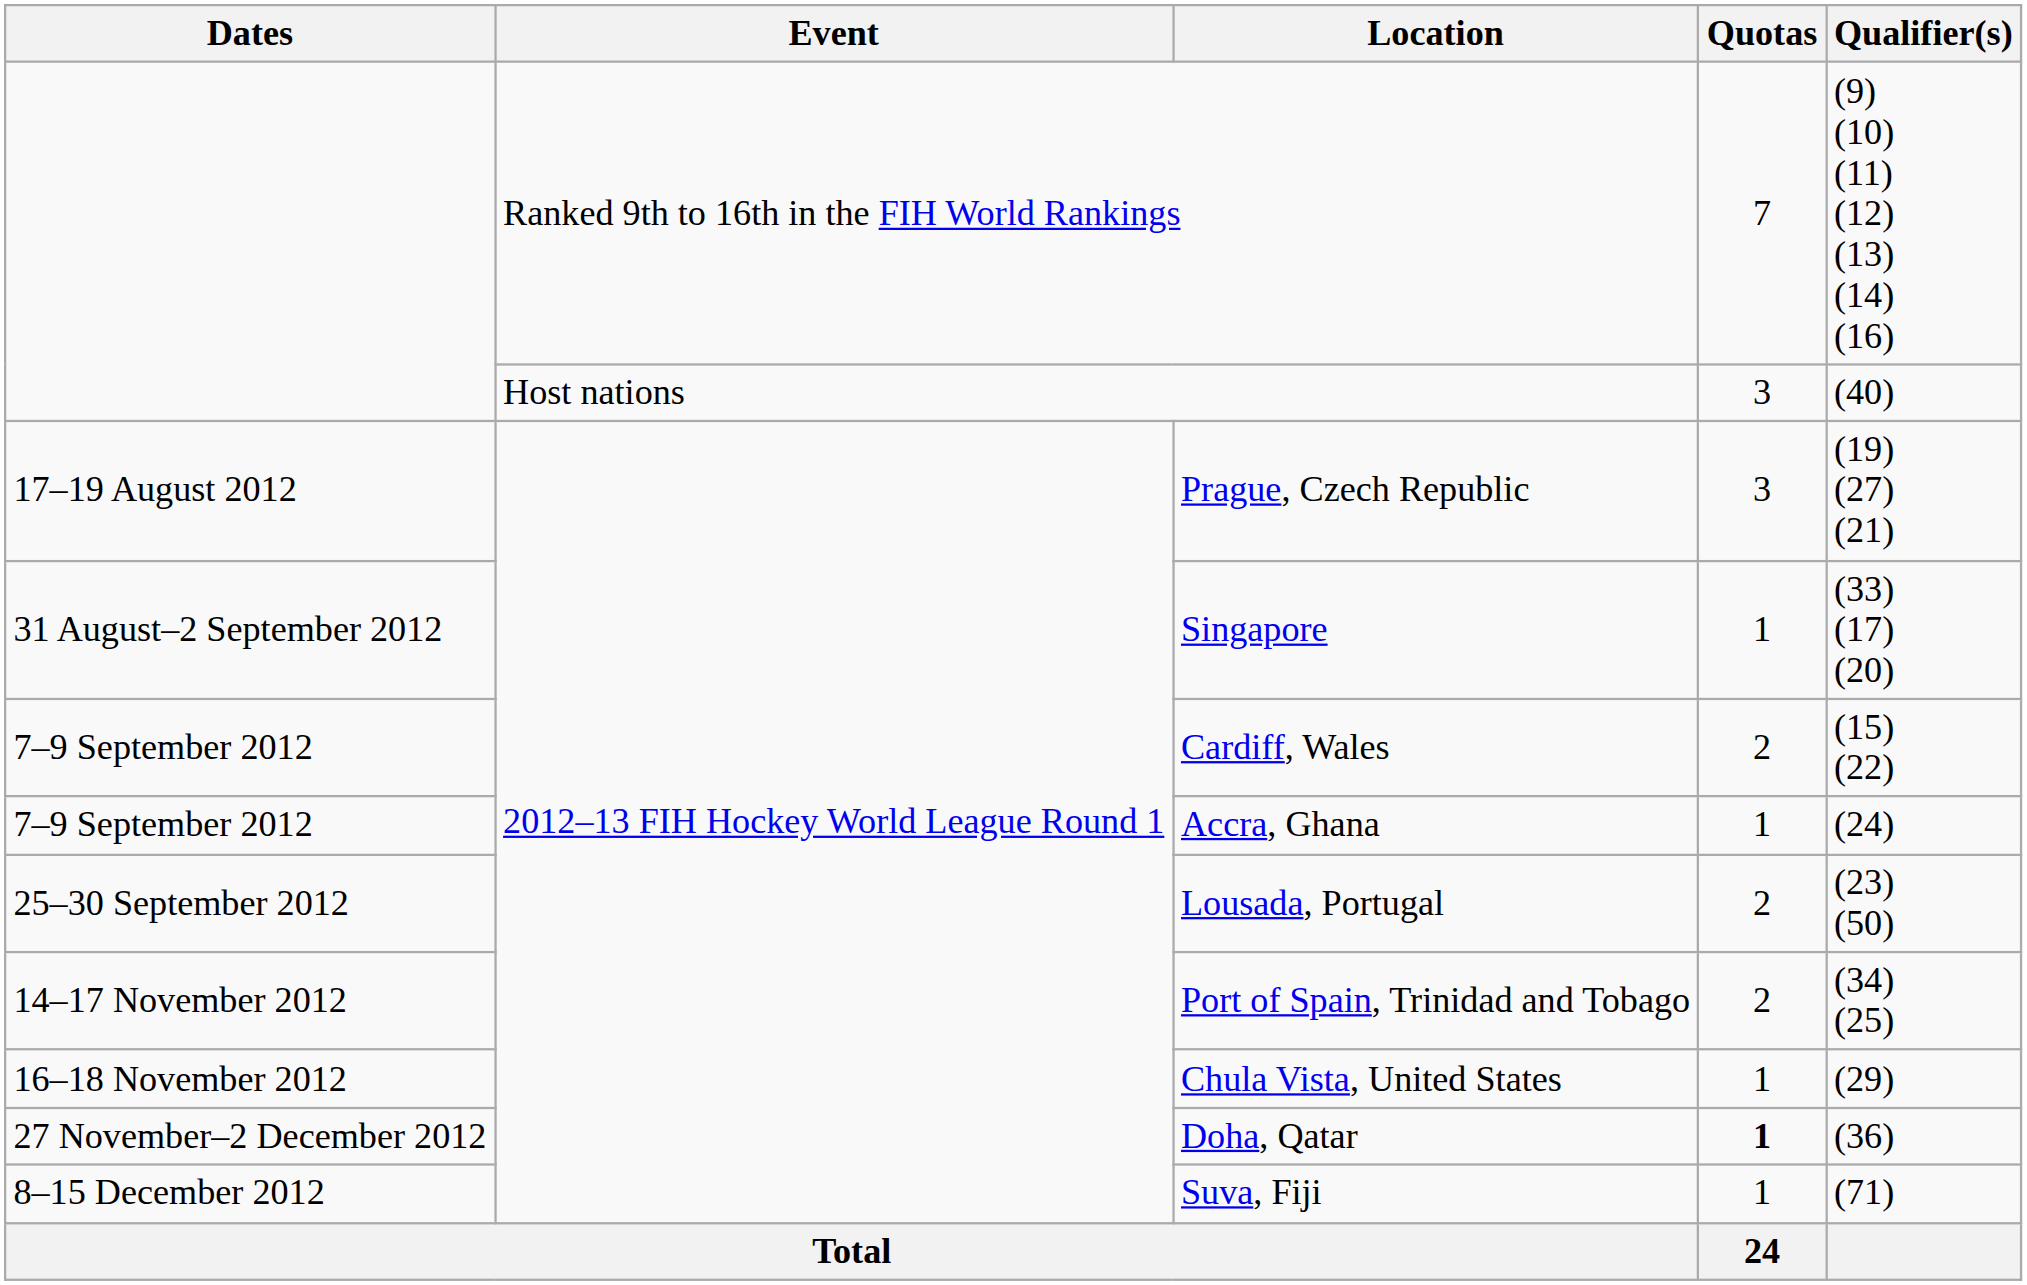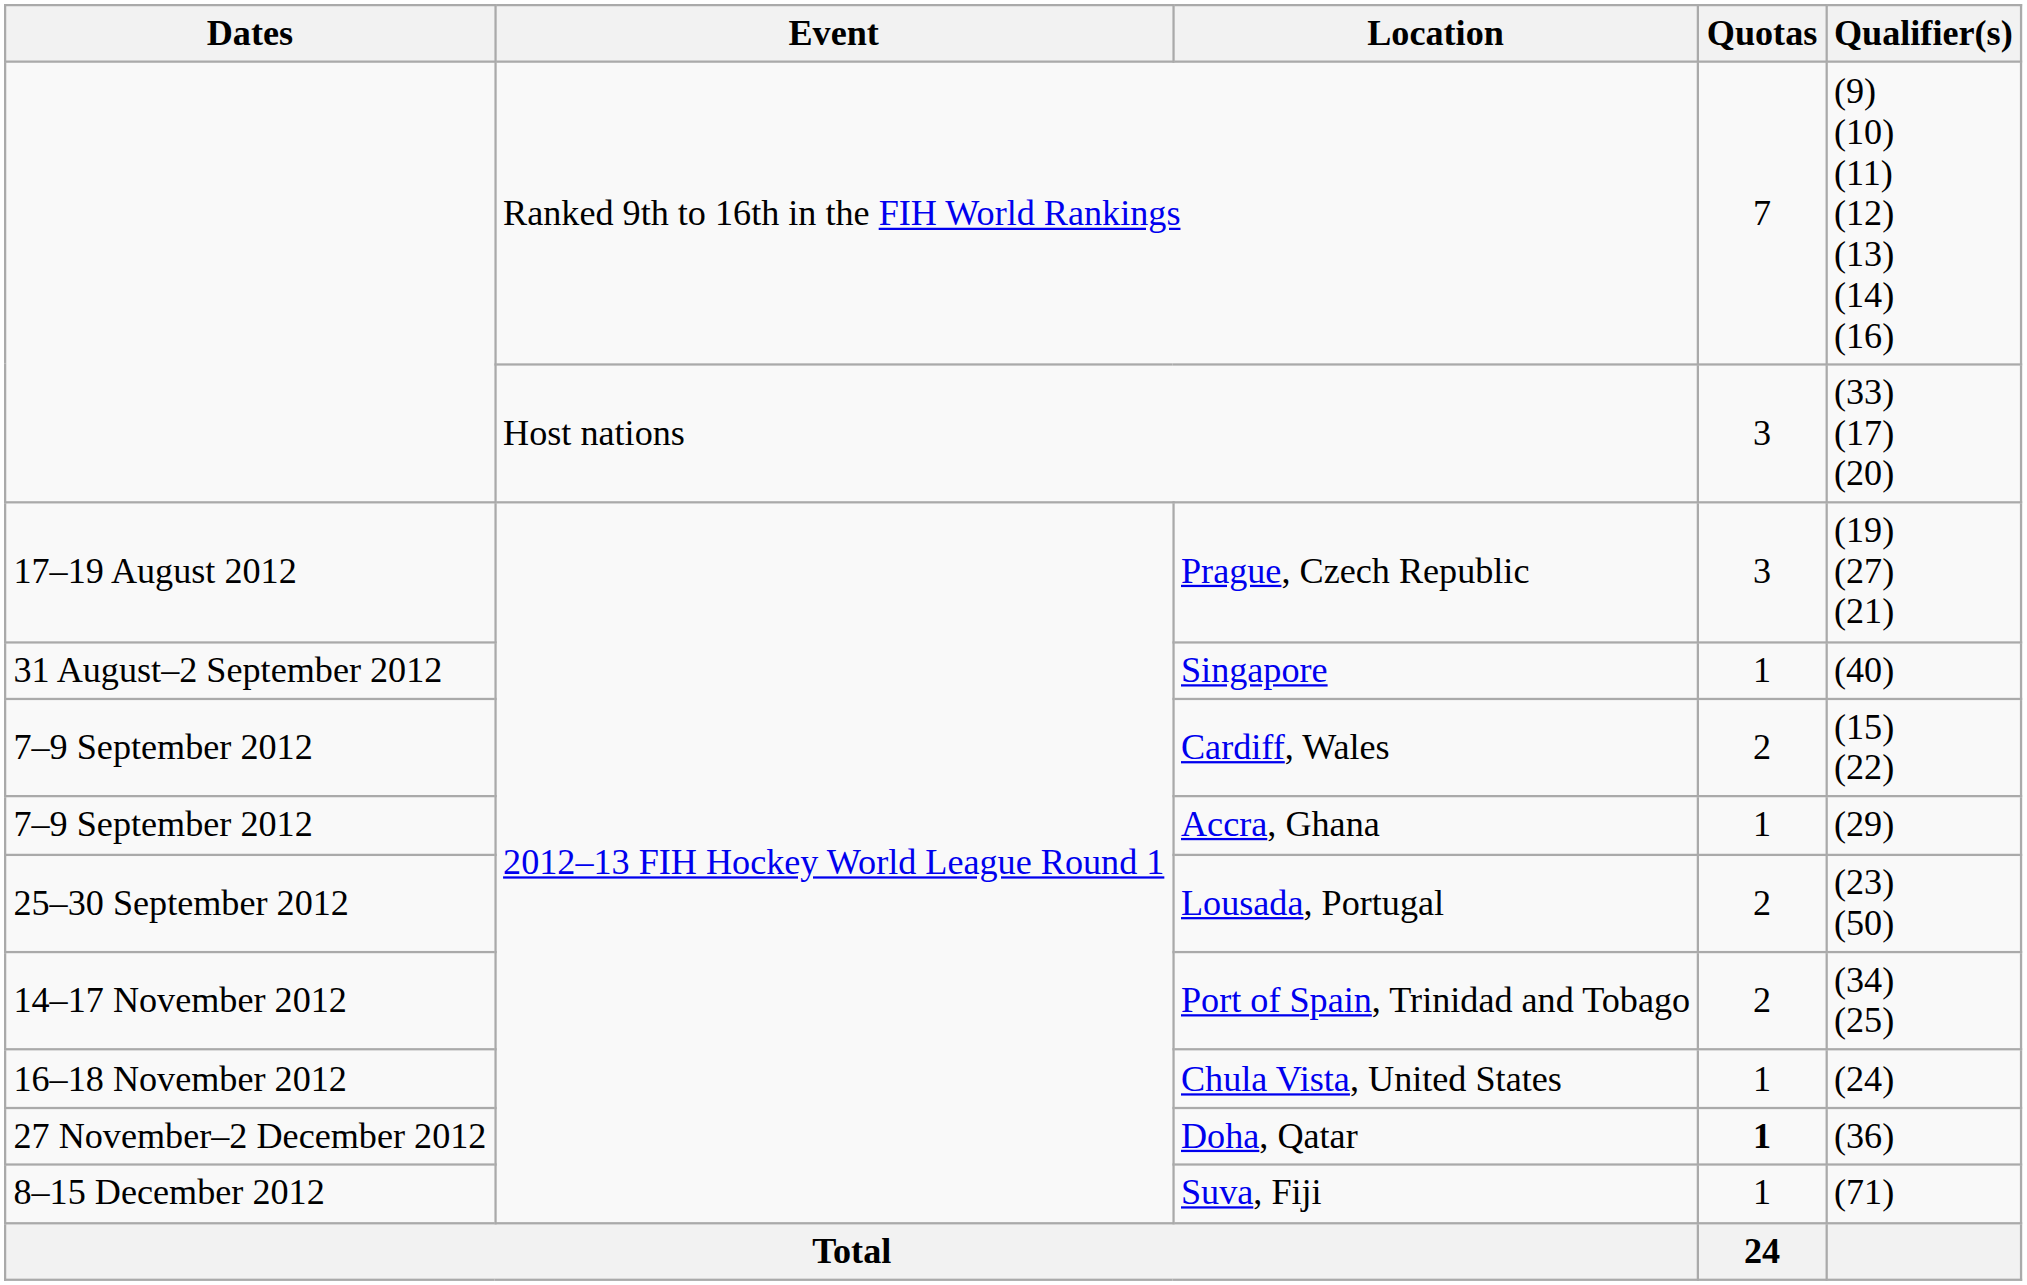(1864, 391) (40) -> (1864, 432) (33) (17) (20)
(1864, 628) (33) (17) (20) -> (1864, 669) (40)
(1864, 824) (24) -> (1864, 824) (29)
(1864, 1078) (29) -> (1864, 1078) (24)
